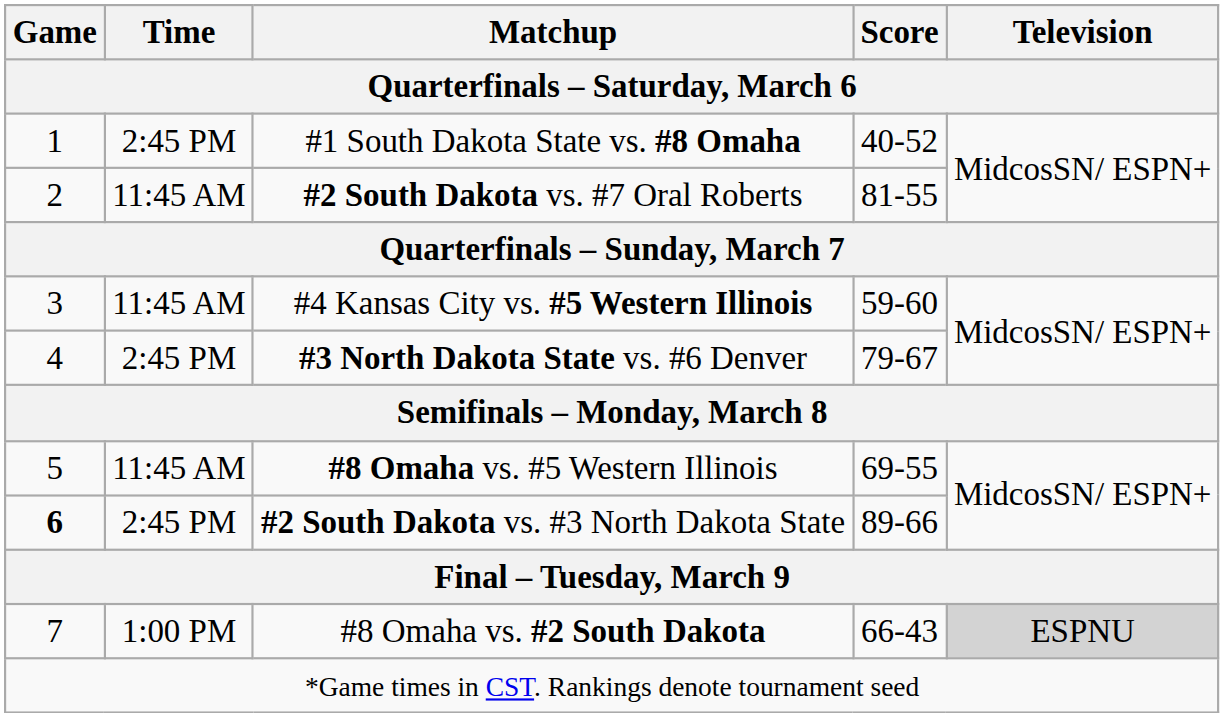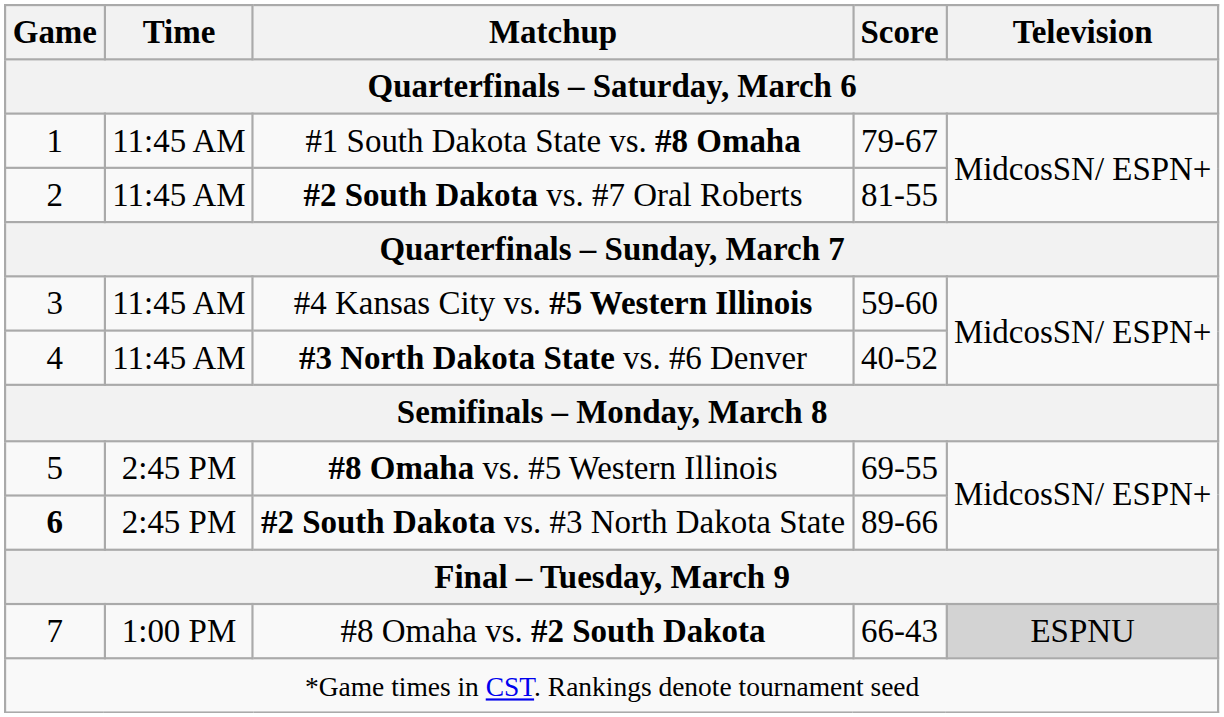(179, 140) 2:45 PM -> (179, 140) 11:45 AM
(899, 140) 40-52 -> (899, 140) 79-67
(179, 358) 2:45 PM -> (179, 358) 11:45 AM
(899, 358) 79-67 -> (899, 358) 40-52
(179, 466) 11:45 AM -> (179, 466) 2:45 PM
